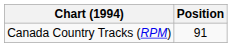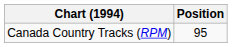(200, 33) 91 -> (200, 33) 95
